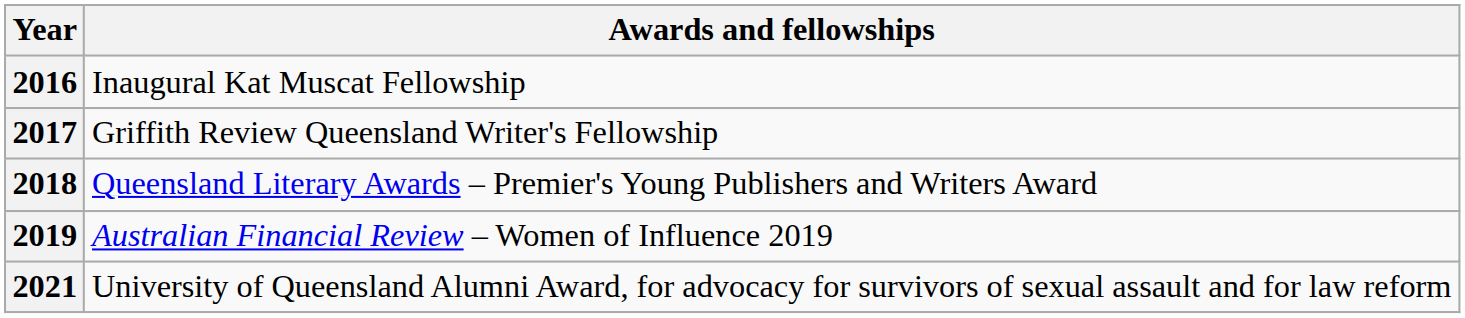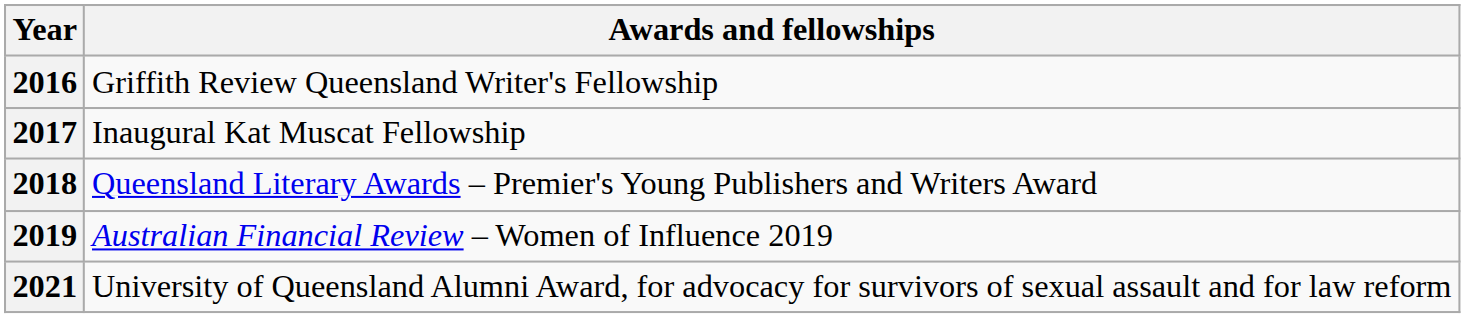(309, 81) Inaugural Kat Muscat Fellowship -> (405, 81) Griffith Review Queensland Writer's Fellowship
(405, 132) Griffith Review Queensland Writer's Fellowship -> (309, 132) Inaugural Kat Muscat Fellowship
